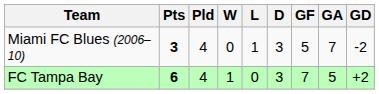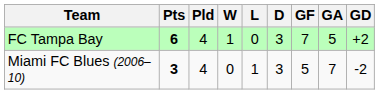rows swapped: (55, 77) <-> (79, 46)
